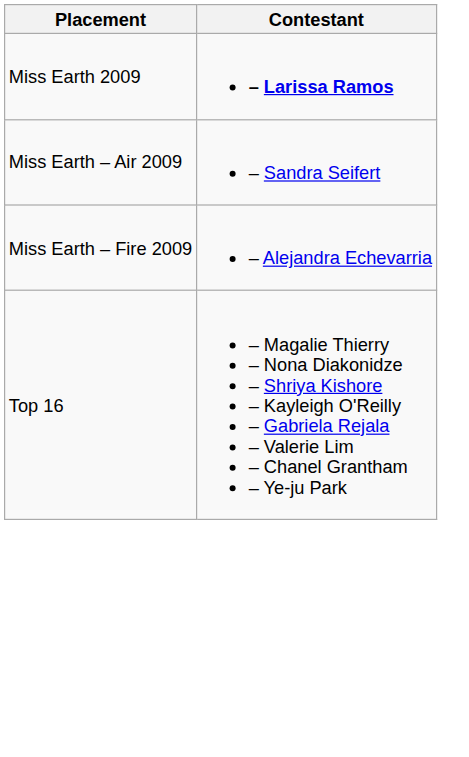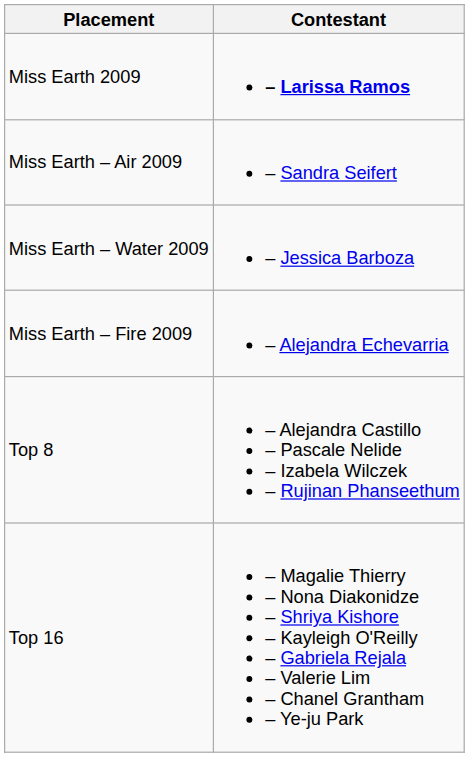+ row: (109, 248)
+ row: (31, 450)
